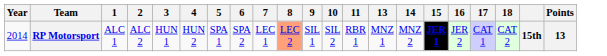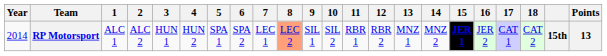+ column: (381, 12)
